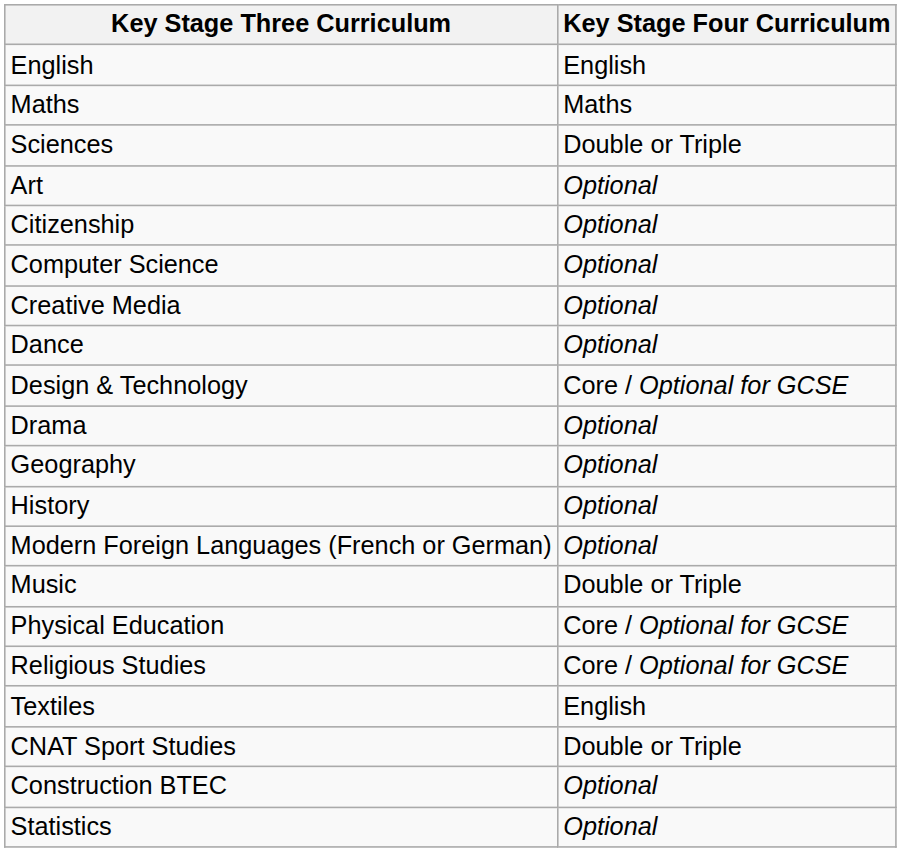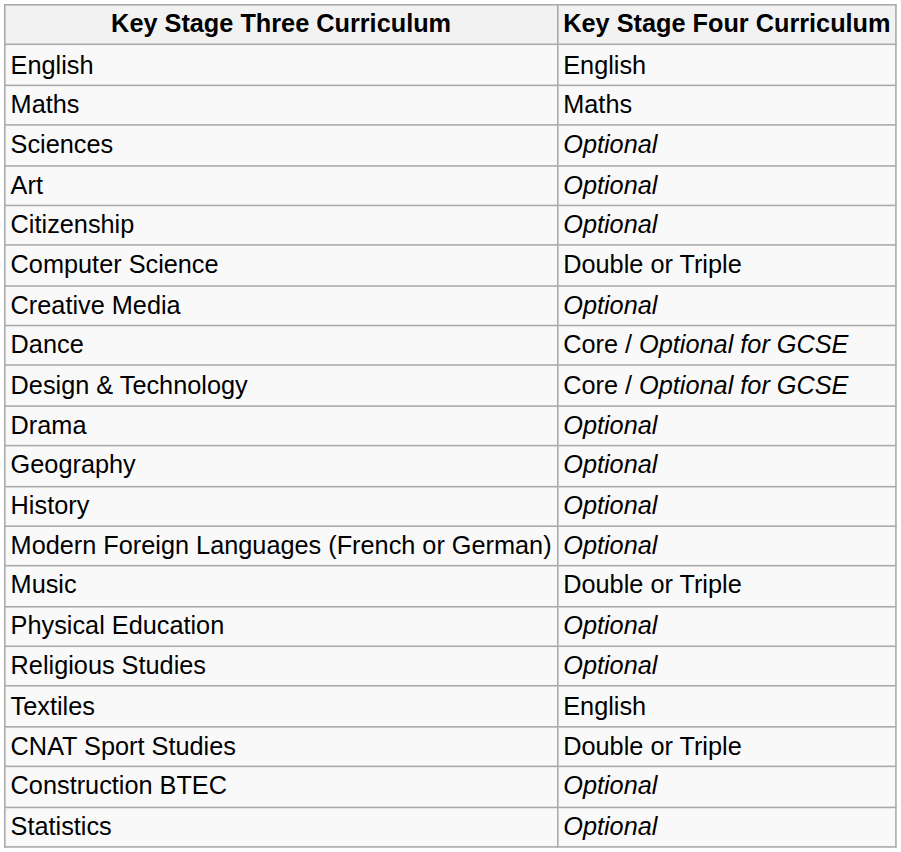(652, 144) Double or Triple -> (610, 144) Optional
(610, 265) Optional -> (652, 265) Double or Triple
(610, 345) Optional -> (706, 345) Core / Optional for GCSE
(706, 625) Core / Optional for GCSE -> (610, 625) Optional
(706, 666) Core / Optional for GCSE -> (610, 666) Optional
